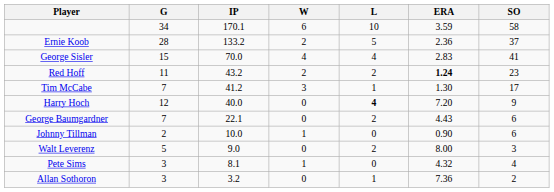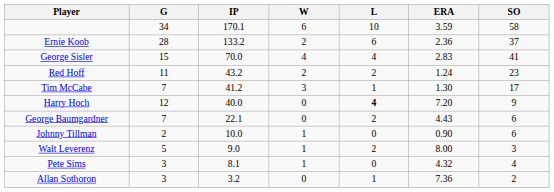(374, 42) 5 -> (374, 42) 6
(444, 73) bold -> (444, 73) normal
(304, 149) 0 -> (304, 149) 1
